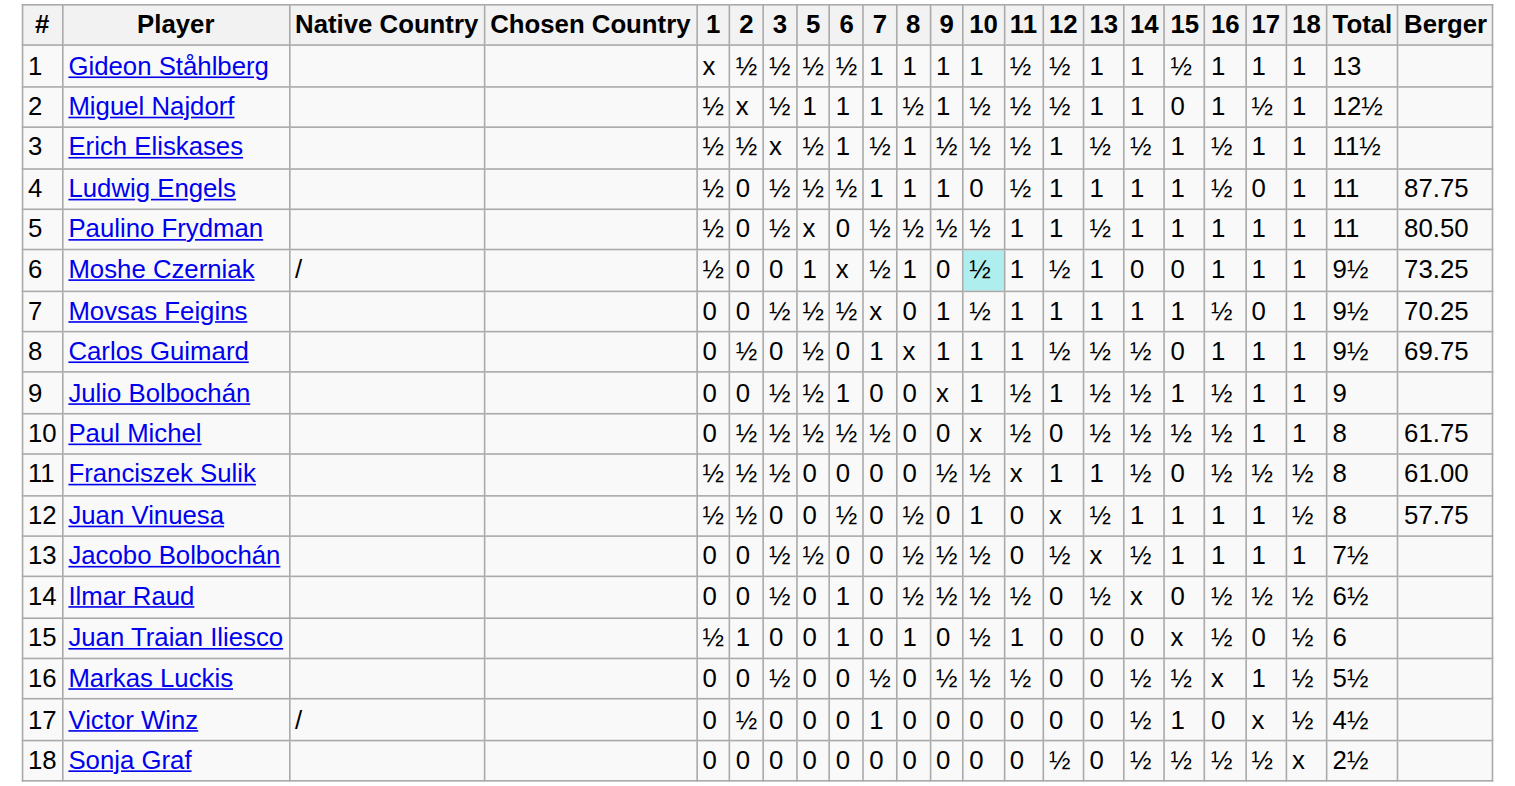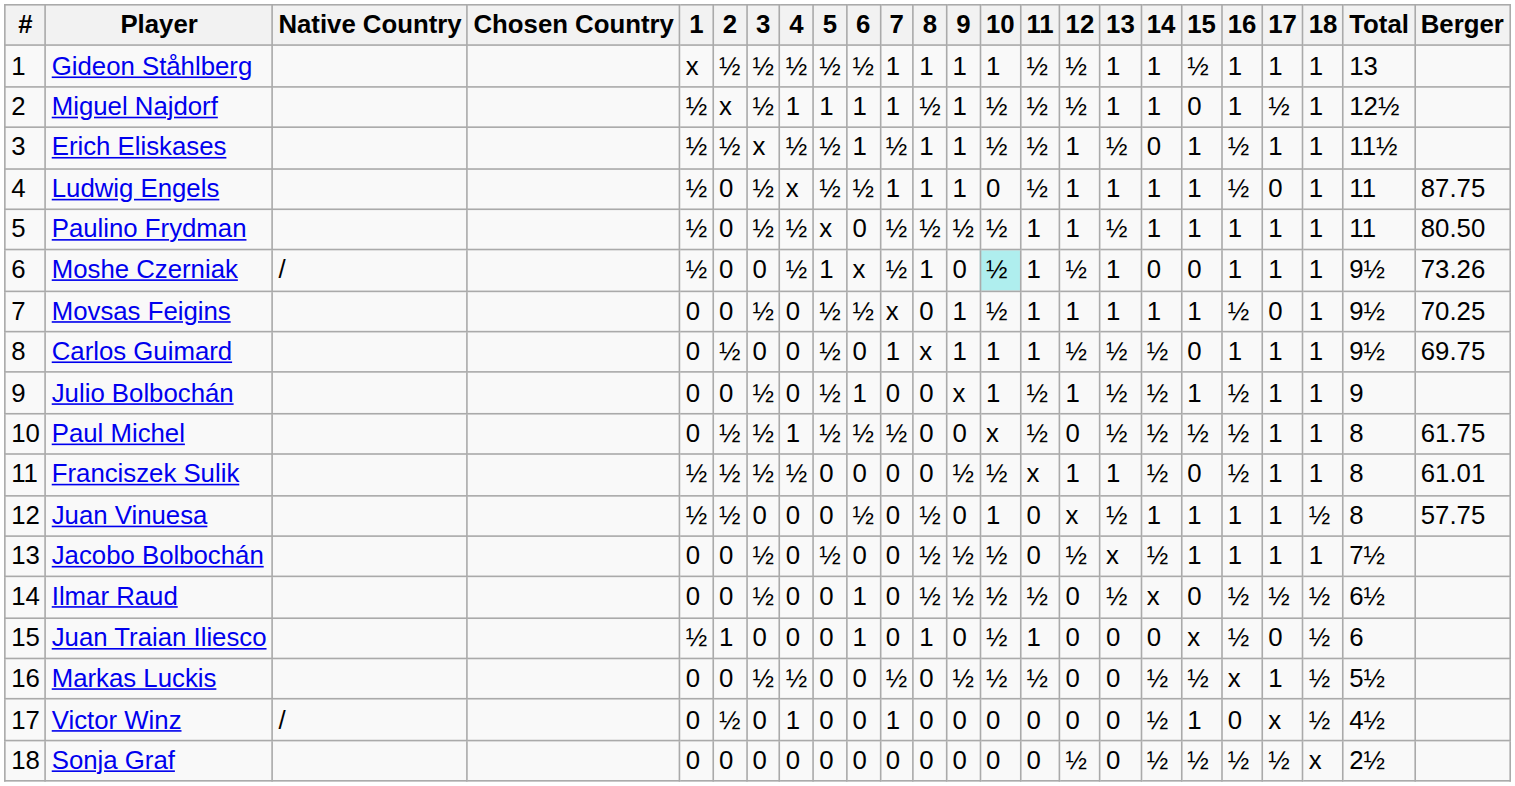+ column: (797, 24)
(947, 147) ½ -> (960, 147) 1
(1141, 147) ½ -> (1154, 147) 0
(1436, 270) 73.25 -> (1453, 270) 73.26
(1262, 474) ½ -> (1275, 474) 1
(1303, 474) ½ -> (1316, 474) 1
(1436, 474) 61.00 -> (1453, 474) 61.01
